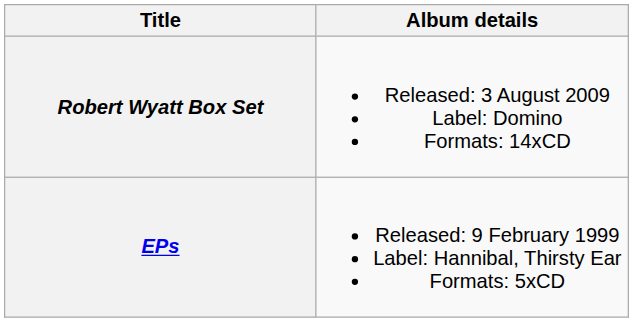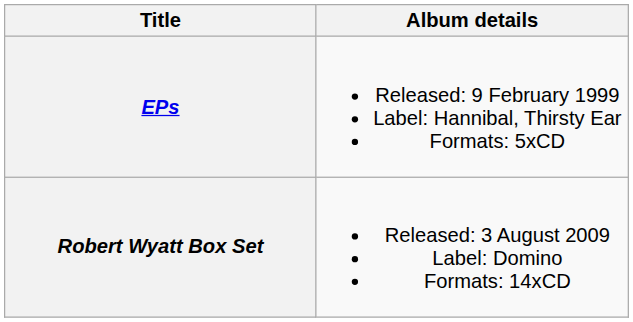rows swapped: (160, 246) <-> (160, 106)
